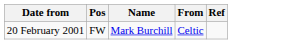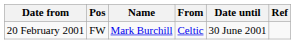+ column: (238, 13)
